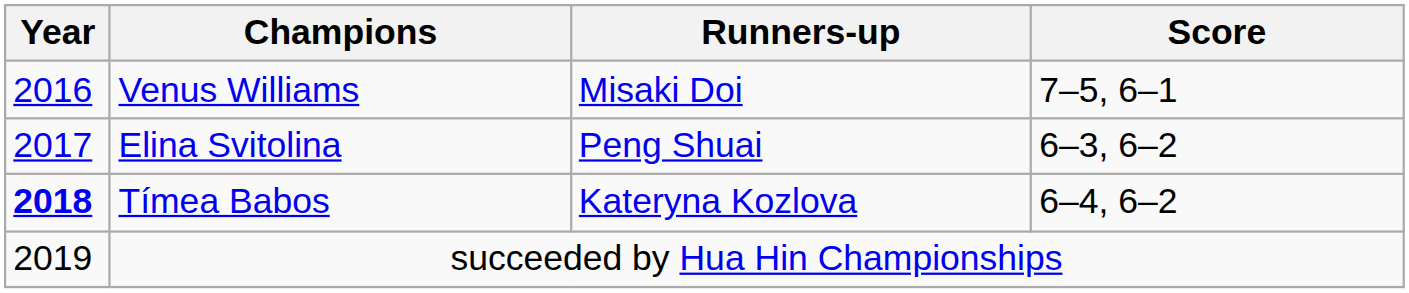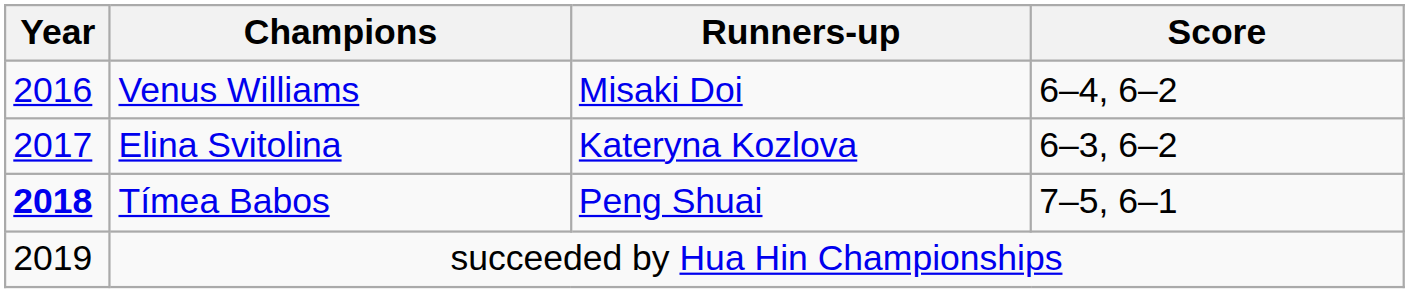(1108, 88) 7–5, 6–1 -> (1108, 88) 6–4, 6–2
(671, 145) Peng Shuai -> (718, 145) Kateryna Kozlova
(718, 201) Kateryna Kozlova -> (671, 201) Peng Shuai
(1108, 201) 6–4, 6–2 -> (1108, 201) 7–5, 6–1
